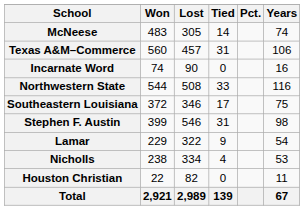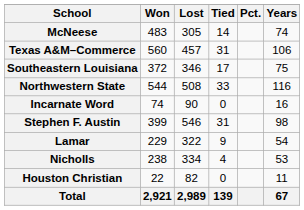rows swapped: (72, 104) <-> (72, 68)
